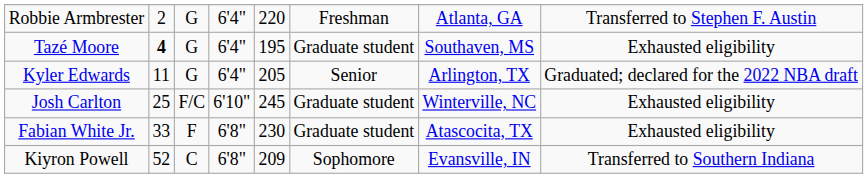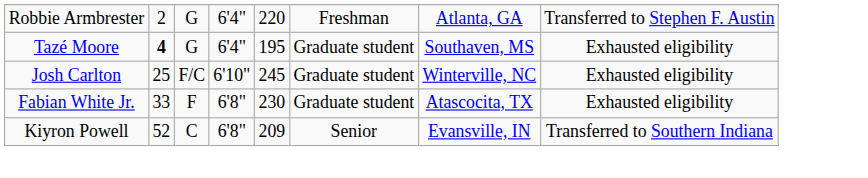- row: (76, 74)
(354, 159) Sophomore -> (354, 131) Senior
